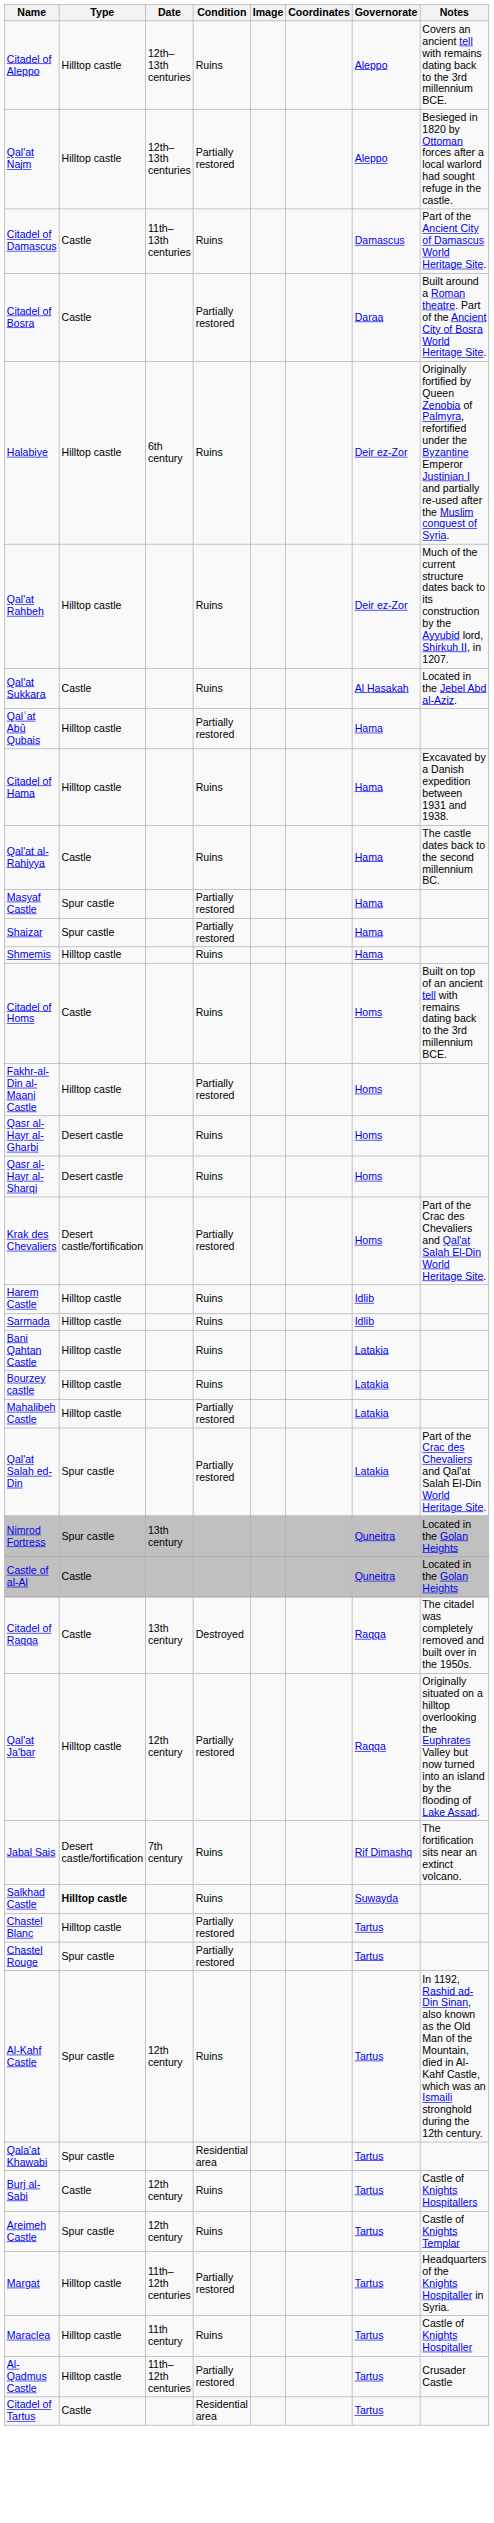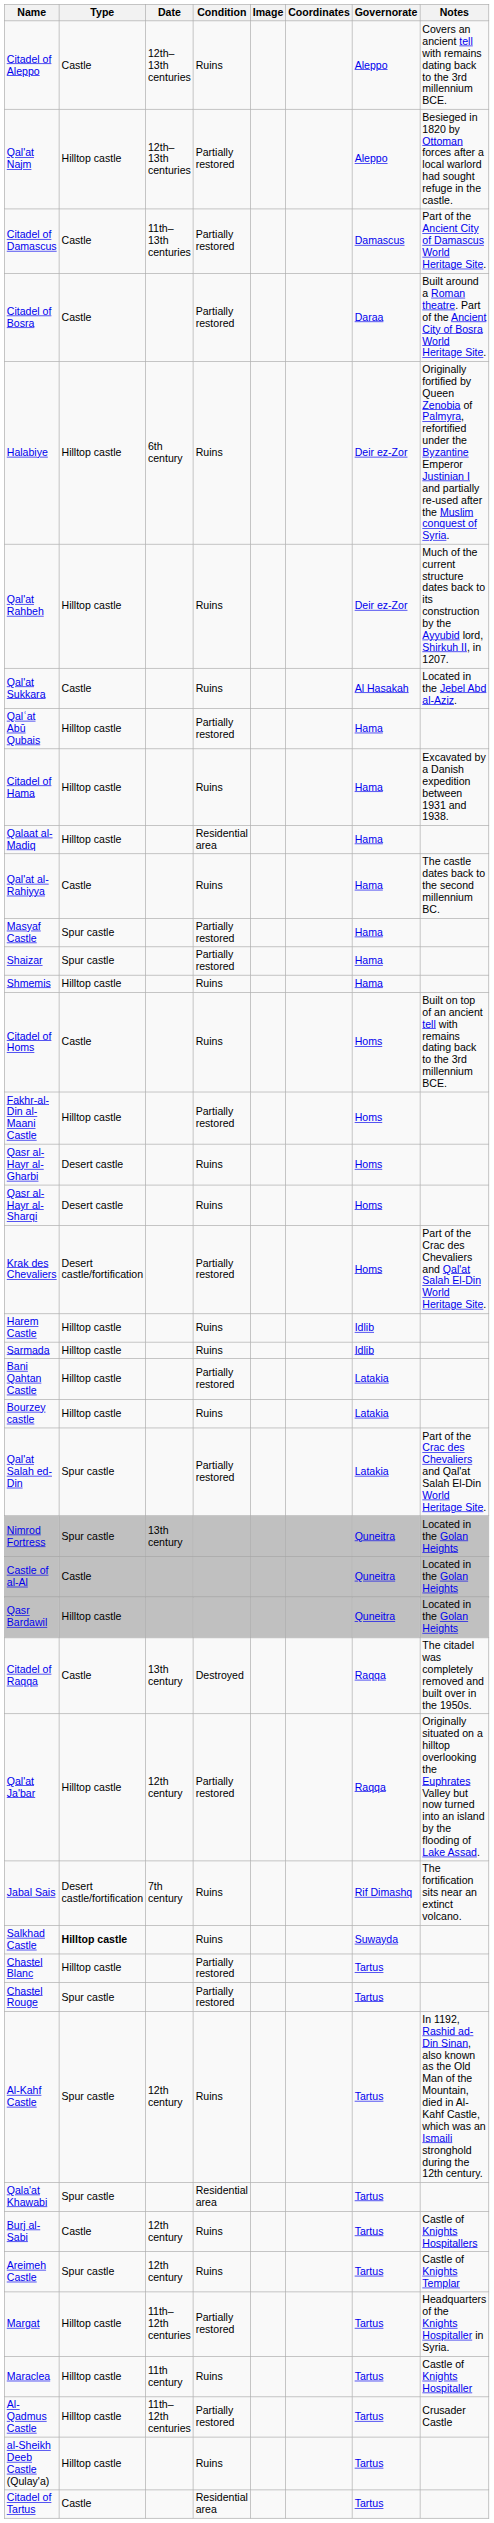(91, 65) Hilltop castle -> (76, 65) Castle
(209, 241) Ruins -> (215, 241) Partially restored
+ row: (30, 839)
(209, 1350) Ruins -> (215, 1379) Partially restored
- row: (31, 1413)
+ row: (27, 1617)
+ row: (29, 2463)
